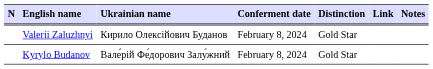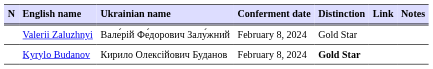(164, 35) Кирило Олексійович Буданов -> (165, 35) Вале́рій Фе́дорович Залу́жний
(165, 54) Вале́рій Фе́дорович Залу́жний -> (164, 54) Кирило Олексійович Буданов
(338, 54) normal -> (339, 54) bold
